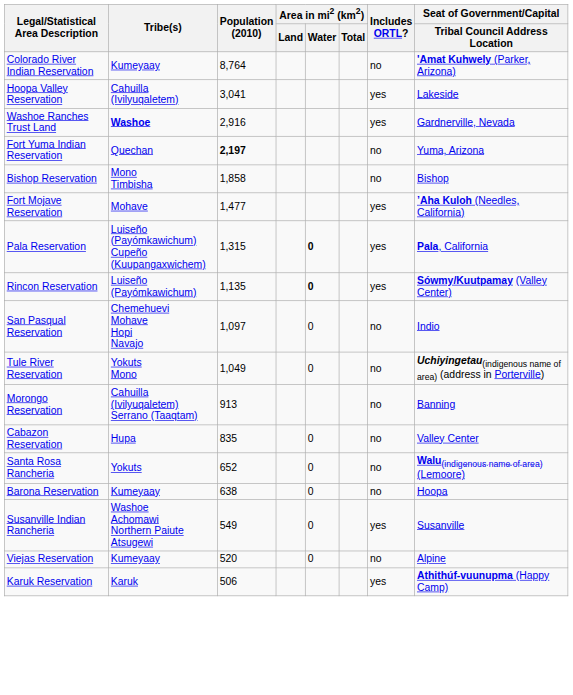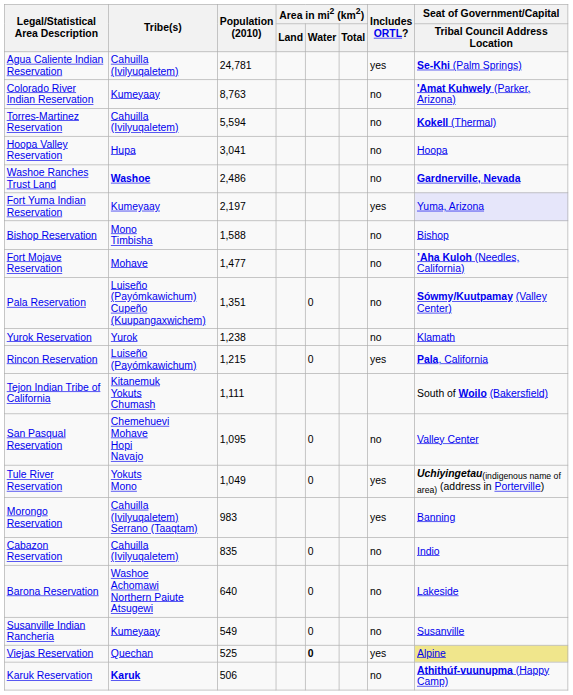+ row: (55, 66)
(233, 66) 8,764 -> (233, 94) 8,763
+ row: (43, 122)
(145, 94) Cahuilla (Ivilyuqaletem) -> (123, 150) Hupa
(378, 94) yes -> (376, 150) no
(438, 94) Lakeside -> (432, 150) Hoopa
(233, 122) 2,916 -> (233, 178) 2,486
(378, 122) yes -> (376, 178) no
(466, 122) normal -> (469, 178) bold
(132, 150) Quechan -> (135, 207) Kumeyaay
(233, 150) bold -> (233, 207) normal
(376, 150) no -> (378, 207) yes
(451, 150) no background -> (451, 207) lavender background
(233, 178) 1,858 -> (233, 235) 1,588
(378, 207) yes -> (376, 263) no
(233, 246) 1,315 -> (233, 303) 1,351
(311, 246) bold -> (311, 303) normal
(378, 246) yes -> (376, 303) no
(453, 246) Pala, California -> (482, 303) Sówmy/Kuutpamay (Valley Center)
+ row: (49, 337)
(233, 286) 1,135 -> (233, 359) 1,215
(311, 286) bold -> (311, 359) normal
(482, 286) Sówmy/Kuutpamay (Valley Center) -> (453, 359) Pala, California
+ row: (54, 393)
(233, 326) 1,097 -> (233, 439) 1,095
(428, 326) Indio -> (448, 439) Valley Center
(376, 368) no -> (378, 481) yes
(228, 404) 913 -> (228, 517) 983
(376, 404) no -> (378, 517) yes
(123, 438) Hupa -> (145, 551) Cahuilla (Ivilyuqaletem)
(448, 438) Valley Center -> (428, 551) Indio
- row: (34, 468)
(135, 491) Kumeyaay -> (147, 591) Washoe Achomawi Northern Paiute Atsugewi
(228, 491) 638 -> (228, 591) 640
(432, 491) Hoopa -> (438, 591) Lakeside
(147, 525) Washoe Achomawi Northern Paiute Atsugewi -> (135, 631) Kumeyaay
(378, 525) yes -> (376, 631) no
(135, 559) Kumeyaay -> (132, 653) Quechan
(228, 559) 520 -> (228, 653) 525
(311, 559) normal -> (311, 653) bold
(376, 559) no -> (378, 653) yes
(431, 559) no background -> (431, 653) khaki background
(124, 581) normal -> (126, 676) bold
(378, 581) yes -> (376, 676) no
